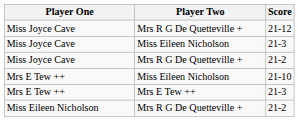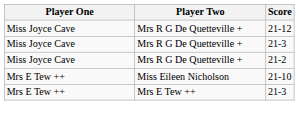(183, 44) Miss Eileen Nicholson -> (190, 44) Mrs R G De Quetteville +
- row: (53, 108)
